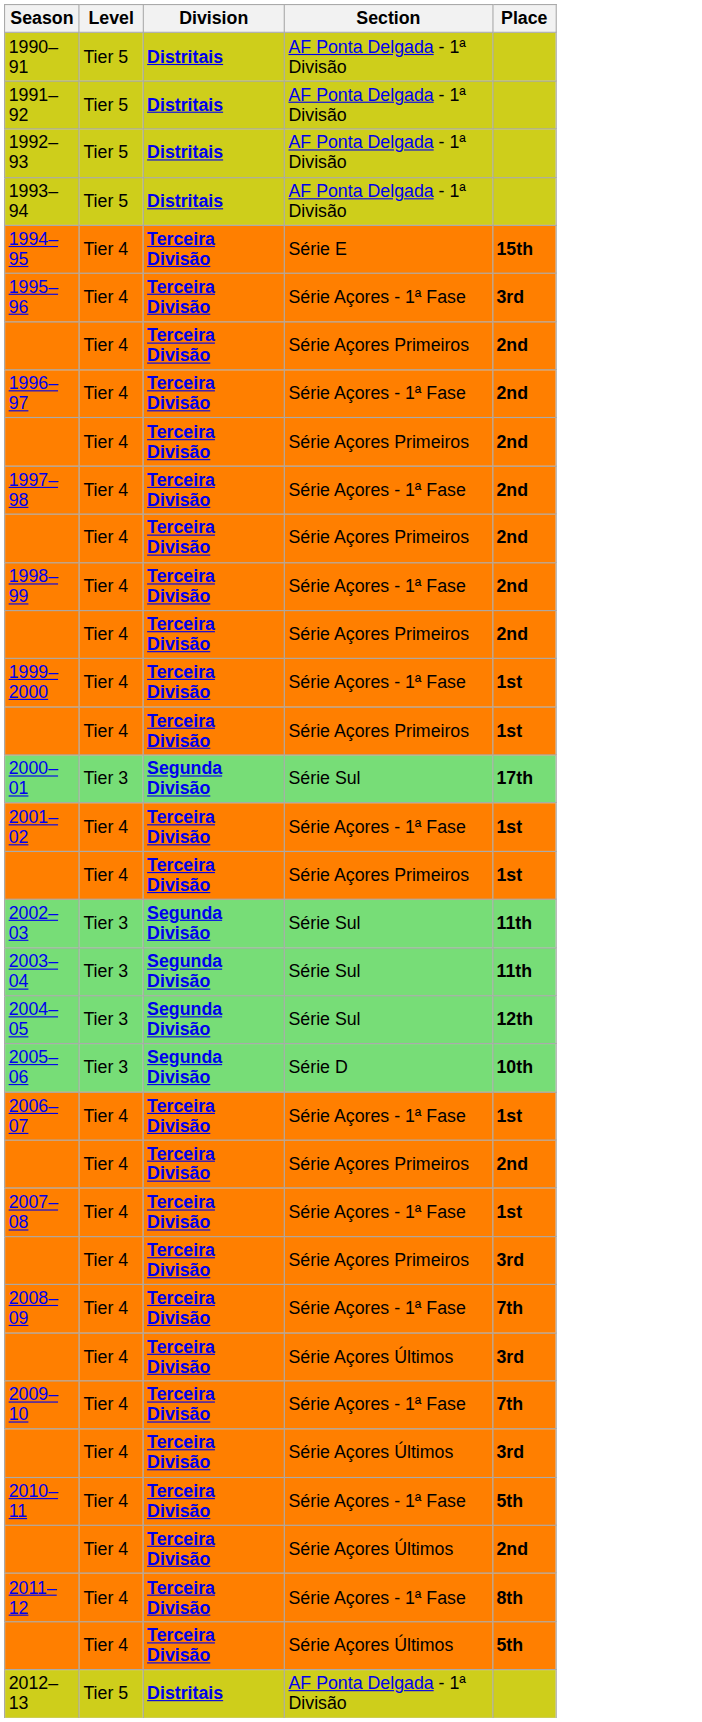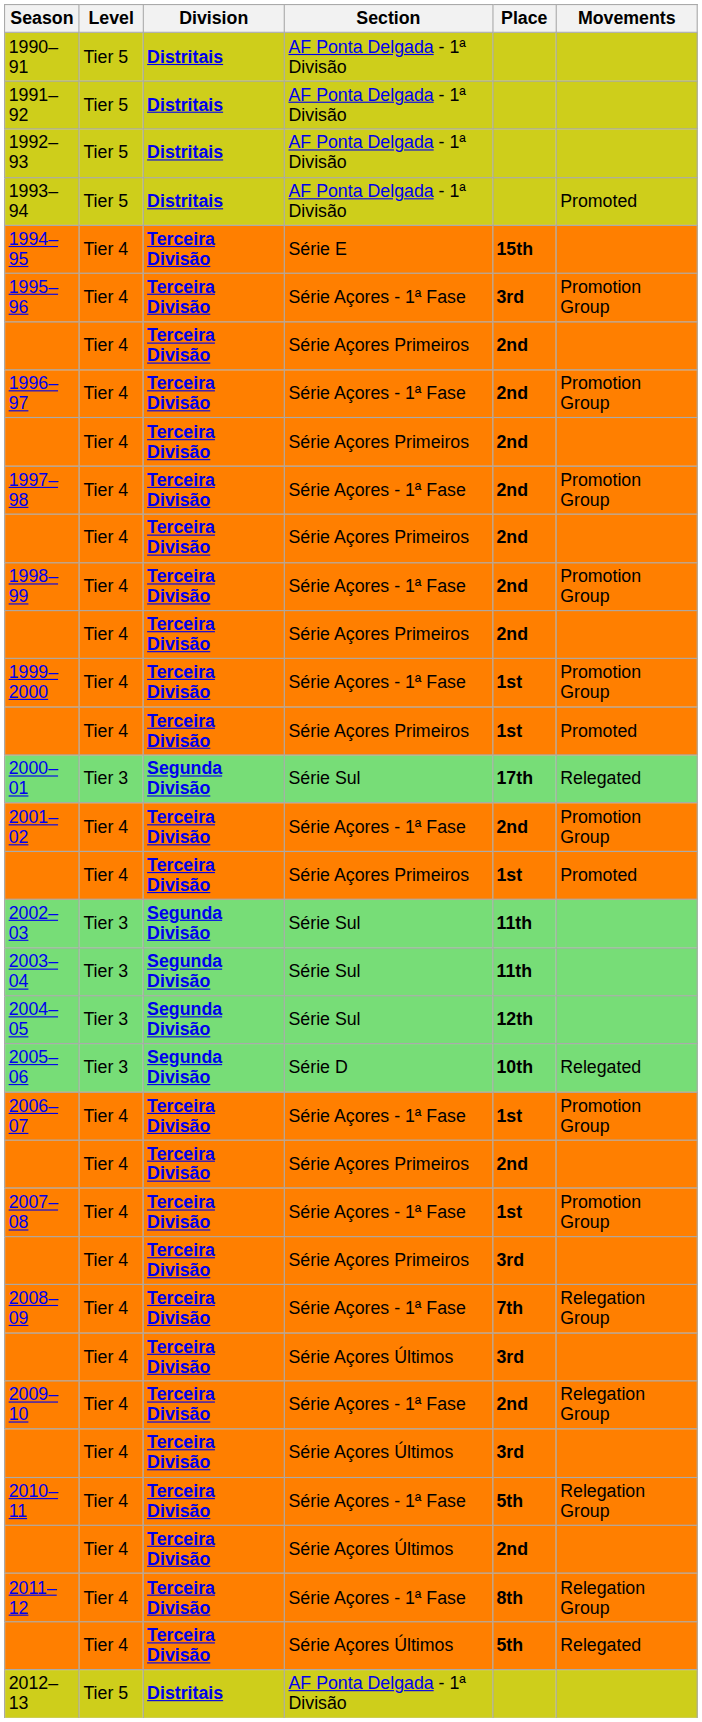+ column: (627, 18)
(509, 827) 1st -> (512, 827) 2nd
(510, 1404) 7th -> (512, 1404) 2nd
